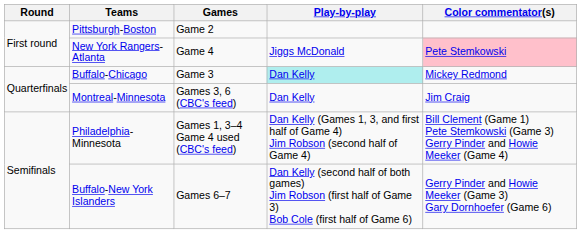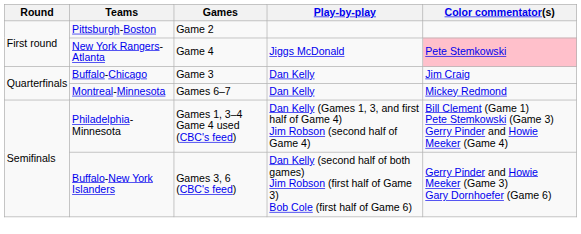(292, 74) paleturquoise background -> (292, 74) no background
(466, 74) Mickey Redmond -> (448, 74) Jim Craig
(206, 97) Games 3, 6 (CBC's feed) -> (203, 91) Games 6–7
(448, 97) Jim Craig -> (466, 91) Mickey Redmond
(203, 196) Games 6–7 -> (206, 184) Games 3, 6 (CBC's feed)
